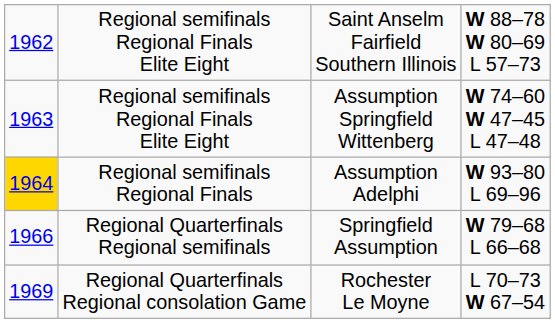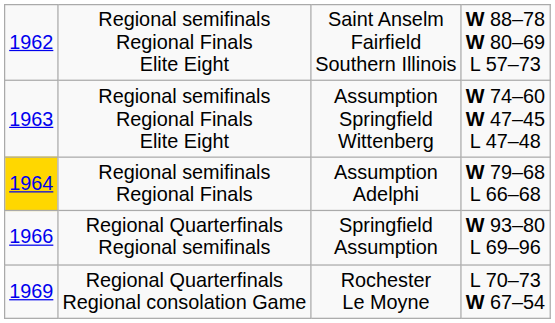(505, 183) W 93–80 L 69–96 -> (505, 183) W 79–68 L 66–68
(505, 237) W 79–68 L 66–68 -> (505, 237) W 93–80 L 69–96
